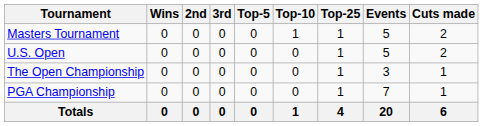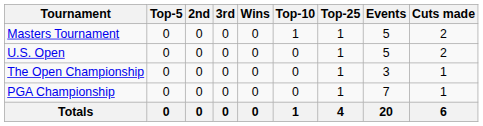columns swapped: (165, 14) <-> (254, 14)
